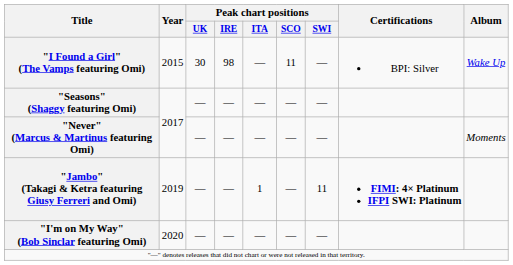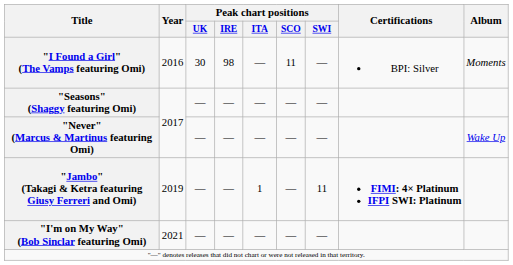(173, 62) 2015 -> (173, 62) 2016
(486, 62) Wake Up -> (486, 62) Moments
(486, 137) Moments -> (486, 137) Wake Up
(173, 235) 2020 -> (173, 235) 2021
